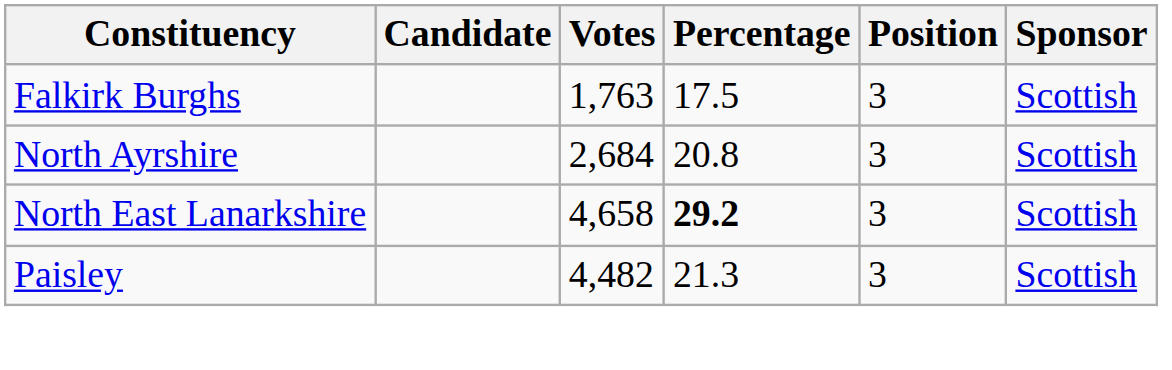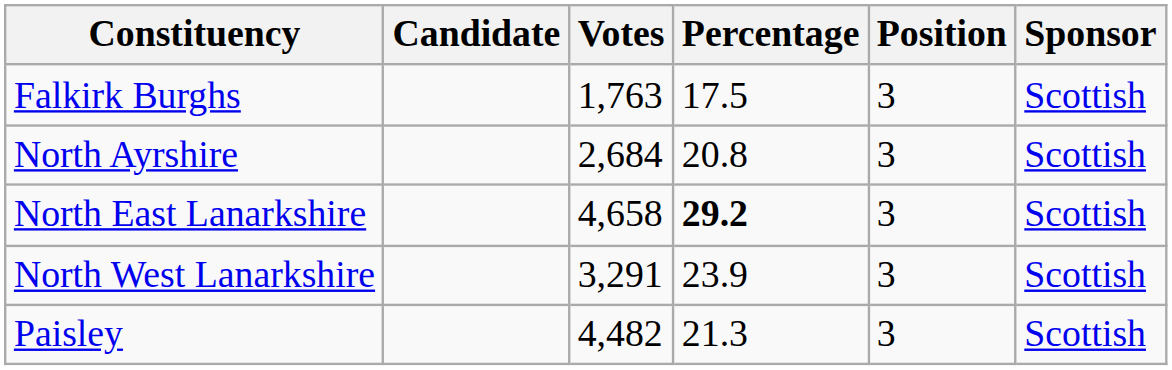+ row: (194, 273)
